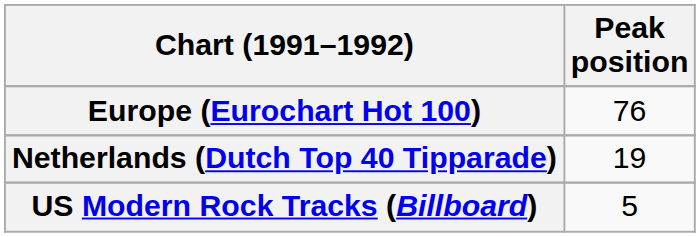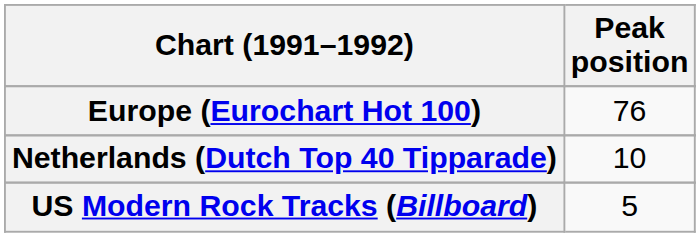(630, 158) 19 -> (630, 158) 10
